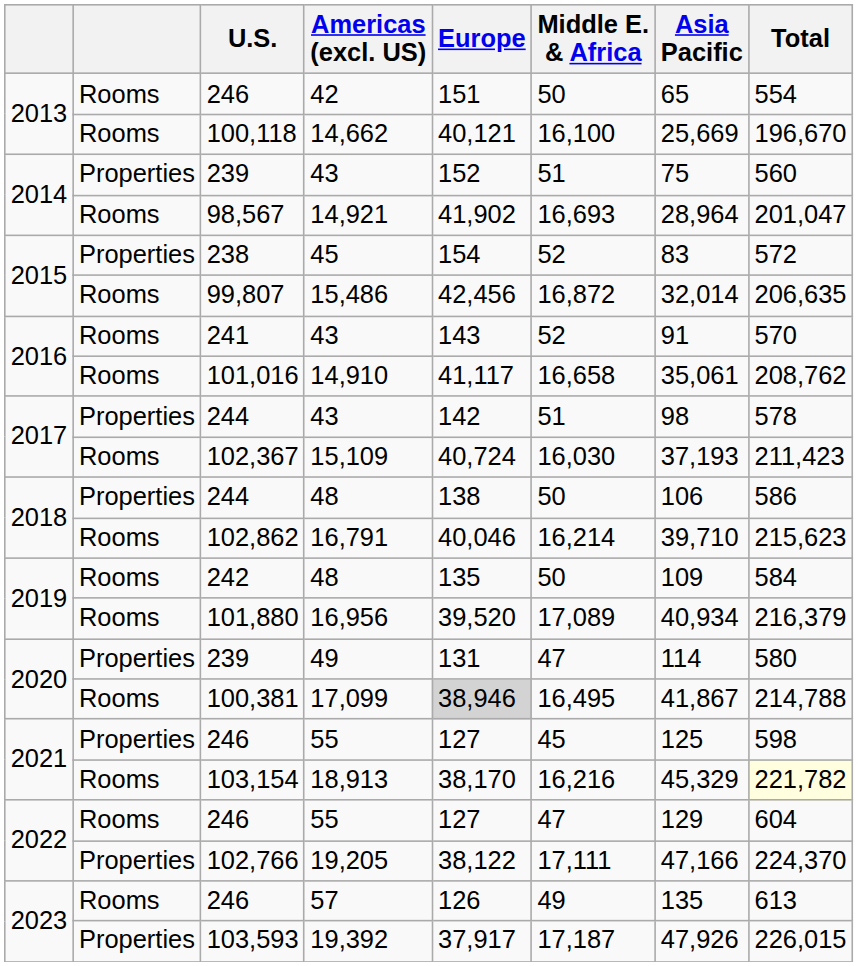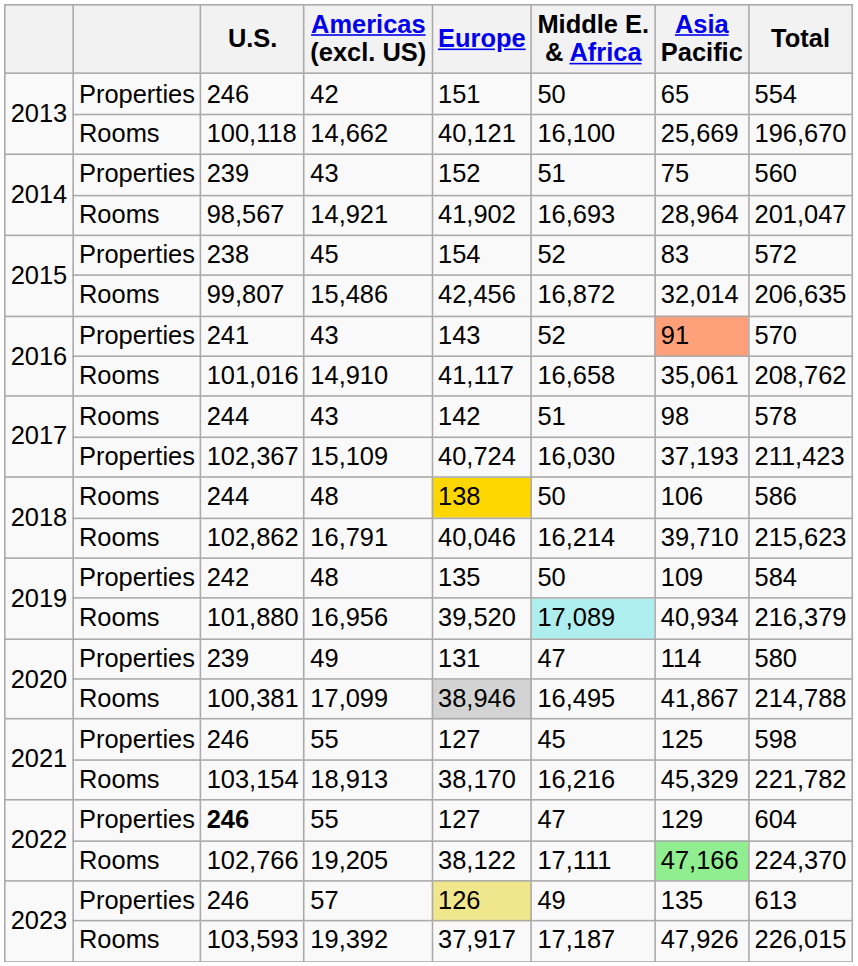(119, 93) Rooms -> (137, 93) Properties
(119, 335) Rooms -> (137, 335) Properties
(675, 335) no background -> (675, 335) lightsalmon background
(137, 416) Properties -> (119, 416) Rooms
(119, 456) Rooms -> (137, 456) Properties
(137, 497) Properties -> (119, 497) Rooms
(459, 497) no background -> (459, 497) gold background
(119, 577) Rooms -> (137, 577) Properties
(576, 618) no background -> (576, 618) paleturquoise background
(801, 779) lightyellow background -> (801, 779) no background
(119, 819) Rooms -> (137, 819) Properties
(228, 819) normal -> (228, 819) bold
(137, 860) Properties -> (119, 860) Rooms
(700, 860) no background -> (700, 860) lightgreen background
(119, 900) Rooms -> (137, 900) Properties
(459, 900) no background -> (459, 900) khaki background
(137, 940) Properties -> (119, 940) Rooms
